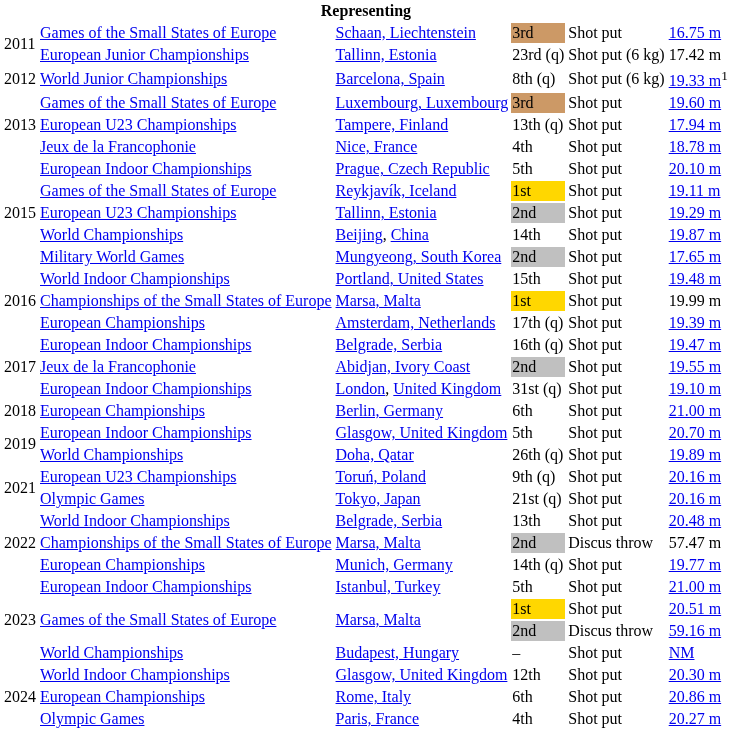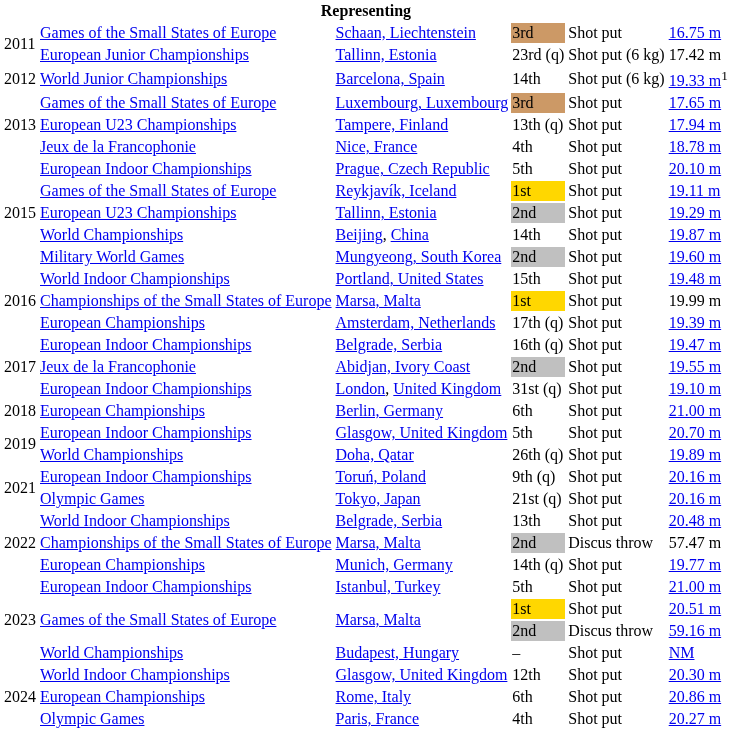(534, 79) 8th (q) -> (526, 79) 14th
(695, 103) 19.60 m -> (695, 103) 17.65 m
(695, 257) 17.65 m -> (695, 257) 19.60 m
(138, 477) European U23 Championships -> (146, 477) European Indoor Championships
